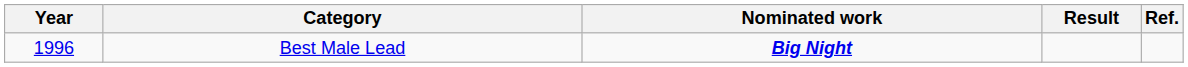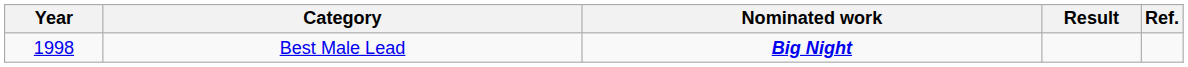(54, 47) 1996 -> (54, 47) 1998
